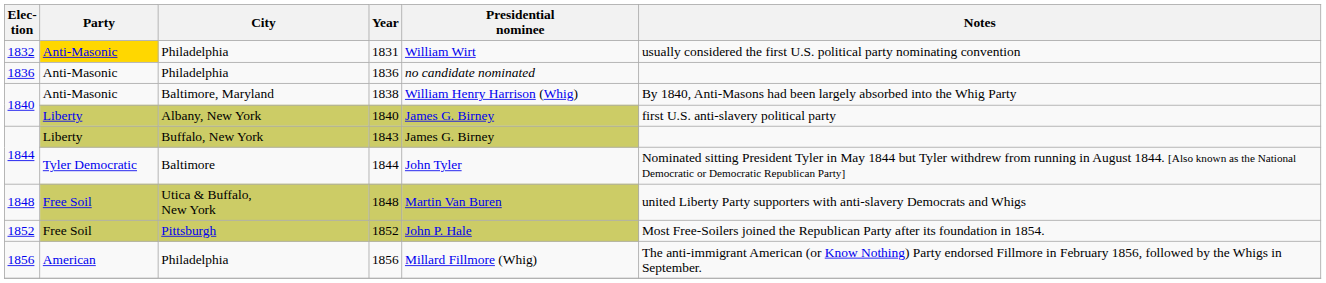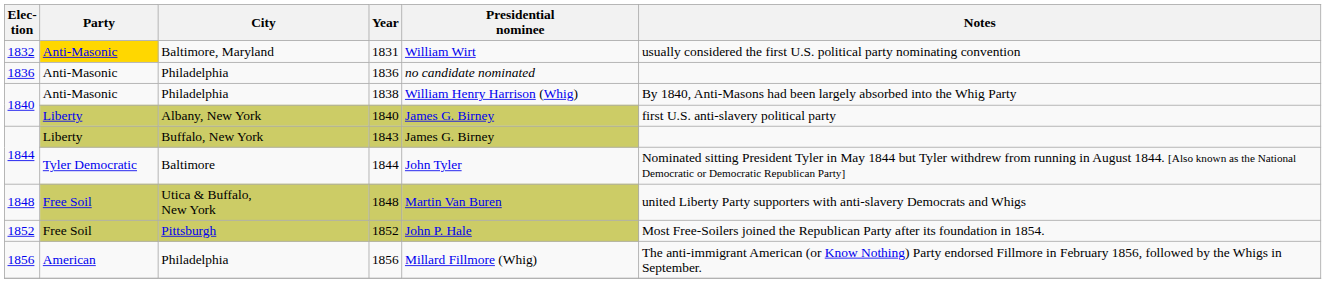(195, 51) Philadelphia -> (218, 51) Baltimore, Maryland
(218, 94) Baltimore, Maryland -> (195, 94) Philadelphia
